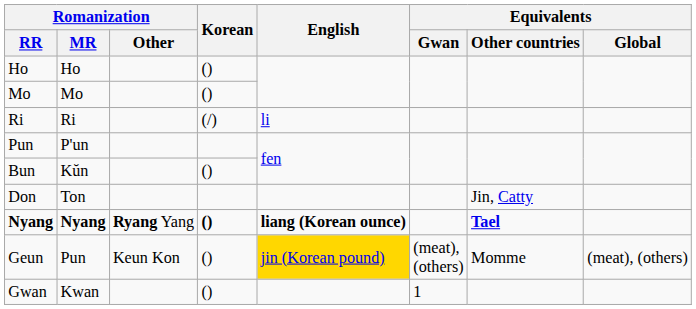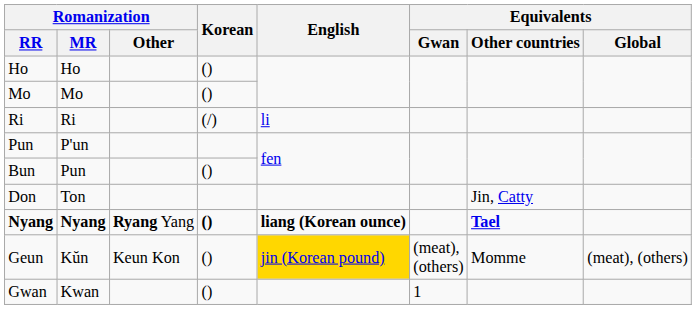(74, 171) Kŭn -> (73, 171) Pun
(73, 257) Pun -> (74, 257) Kŭn
